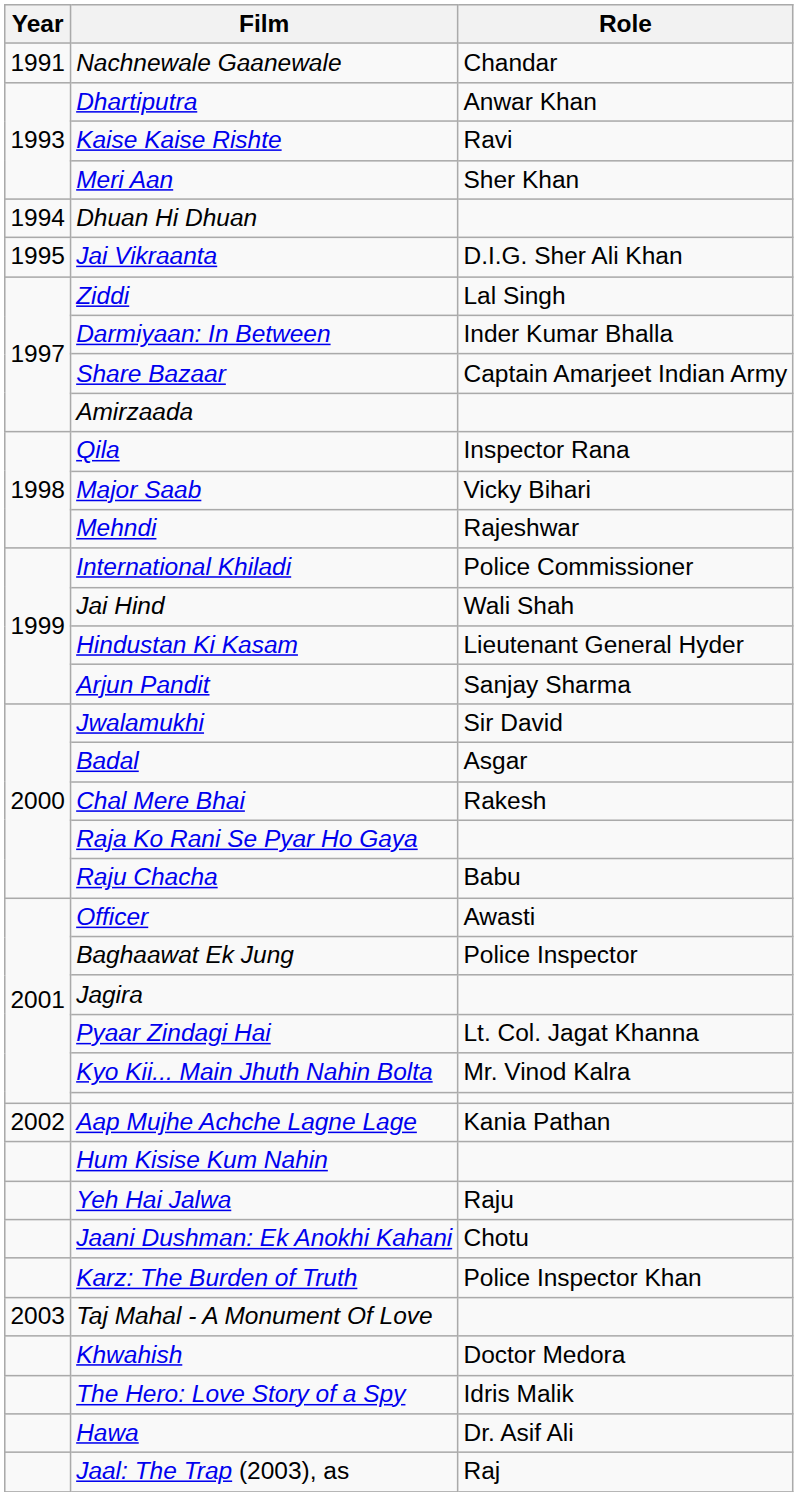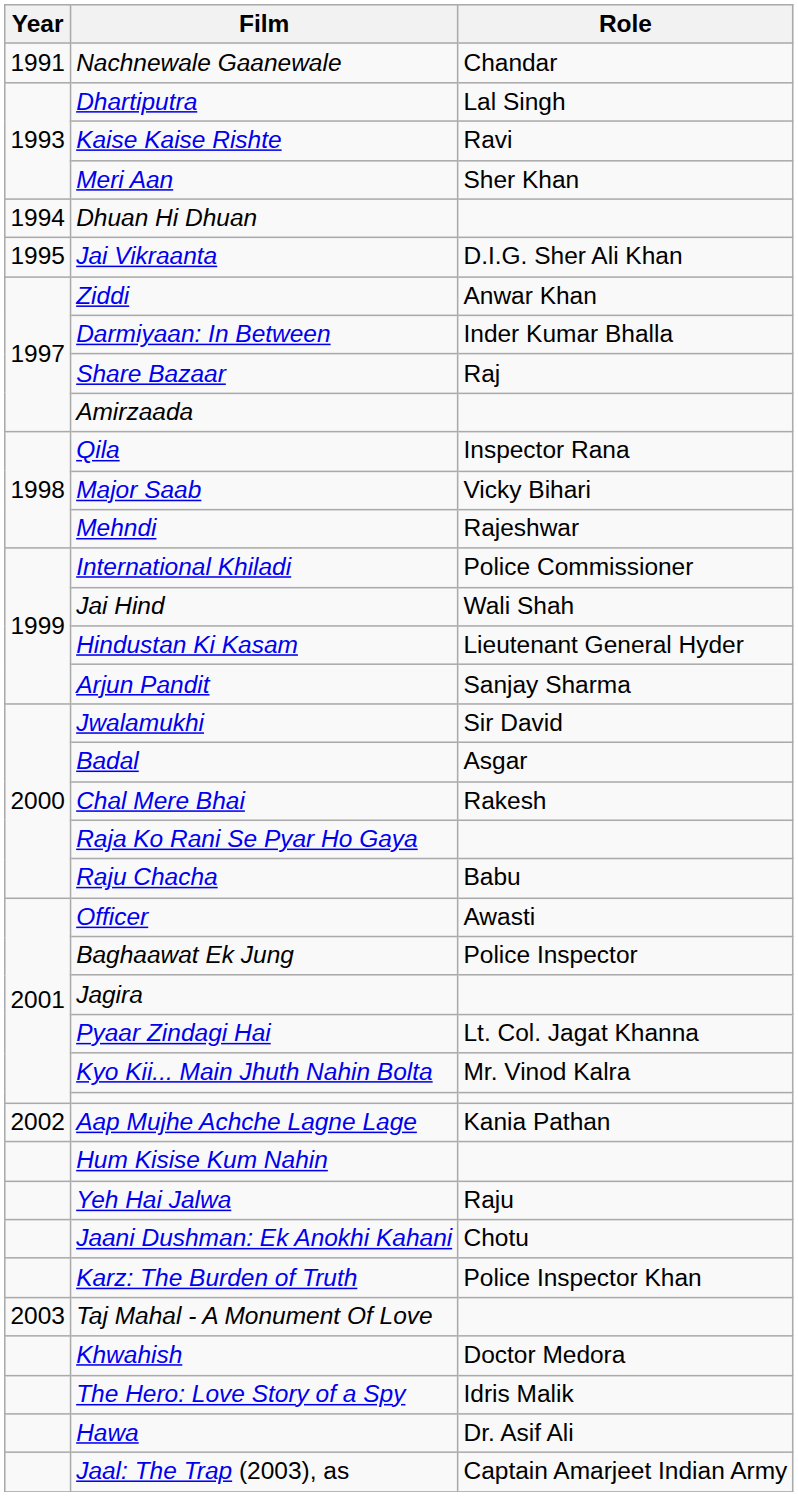(530, 101) Anwar Khan -> (515, 101) Lal Singh
(515, 295) Lal Singh -> (530, 295) Anwar Khan
(625, 373) Captain Amarjeet Indian Army -> (482, 373) Raj
(482, 1471) Raj -> (625, 1471) Captain Amarjeet Indian Army
